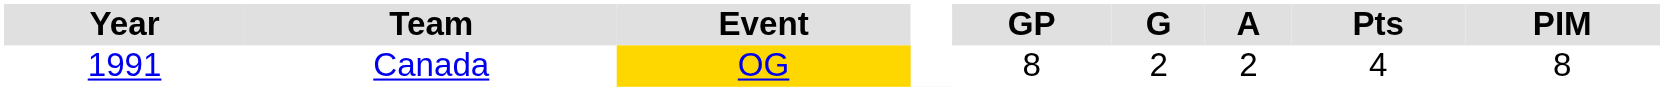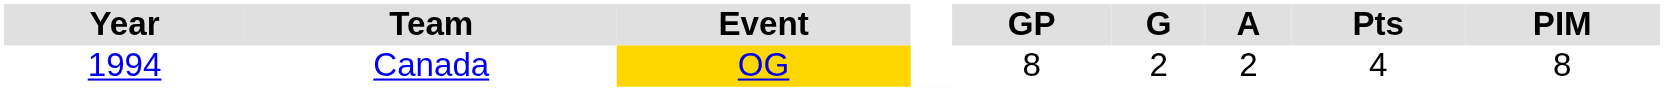(125, 65) 1991 -> (125, 65) 1994
